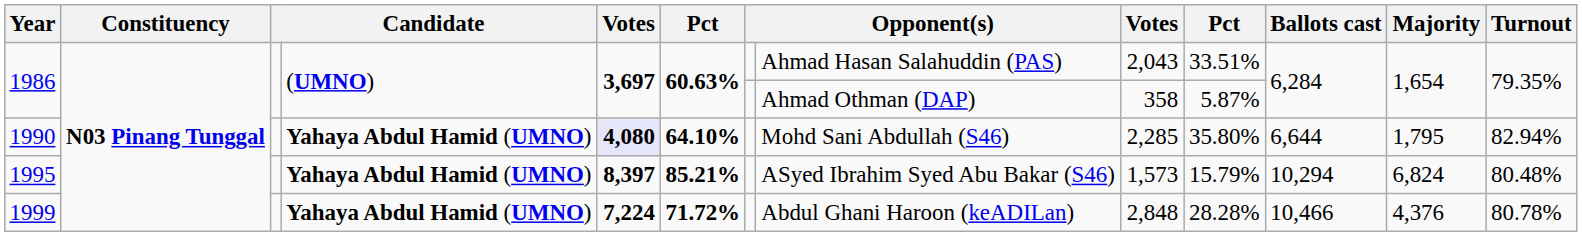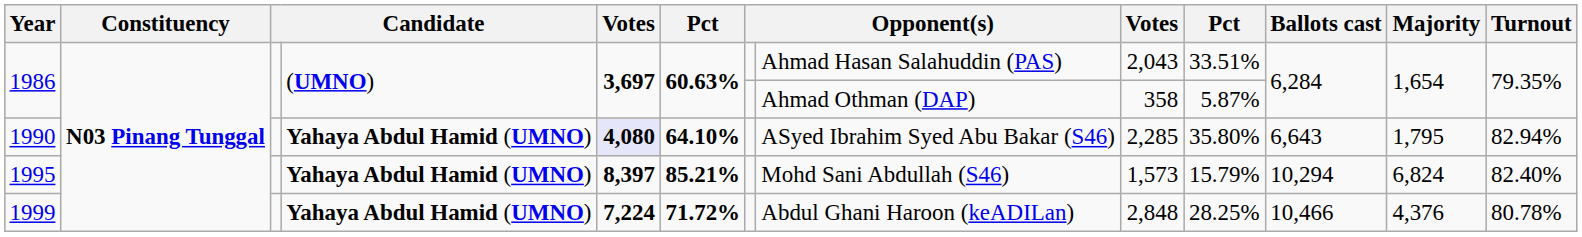(885, 136) Mohd Sani Abdullah (S46) -> (938, 136) ASyed Ibrahim Syed Abu Bakar (S46)
(1296, 136) 6,644 -> (1296, 136) 6,643
(938, 174) ASyed Ibrahim Syed Abu Bakar (S46) -> (885, 174) Mohd Sani Abdullah (S46)
(1526, 174) 80.48% -> (1526, 174) 82.40%
(1224, 212) 28.28% -> (1224, 212) 28.25%
